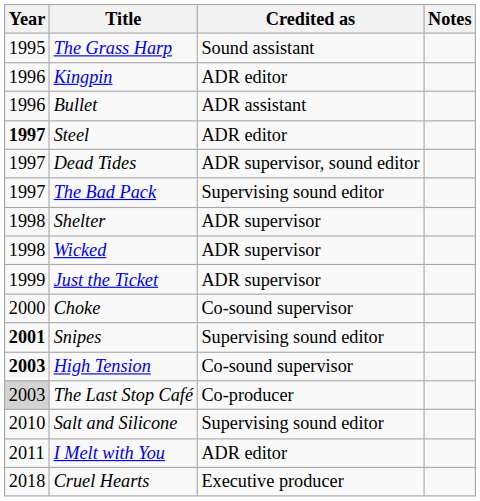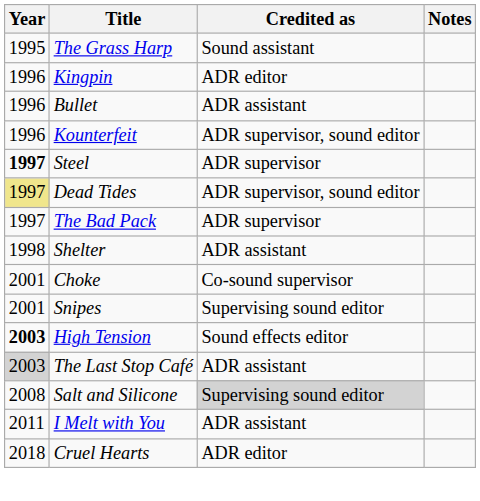+ row: (95, 134)
(244, 134) ADR editor -> (261, 163) ADR supervisor
(27, 163) no background -> (27, 192) khaki background
(293, 192) Supervising sound editor -> (261, 221) ADR supervisor
(261, 221) ADR supervisor -> (254, 250) ADR assistant
- row: (80, 250)
- row: (106, 279)
(27, 308) 2000 -> (27, 279) 2001
(27, 337) bold -> (27, 308) normal
(277, 366) Co-sound supervisor -> (275, 337) Sound effects editor
(248, 395) Co-producer -> (254, 366) ADR assistant
(27, 423) 2010 -> (27, 395) 2008
(293, 423) no background -> (293, 395) lightgrey background
(244, 452) ADR editor -> (254, 423) ADR assistant
(273, 481) Executive producer -> (244, 452) ADR editor
